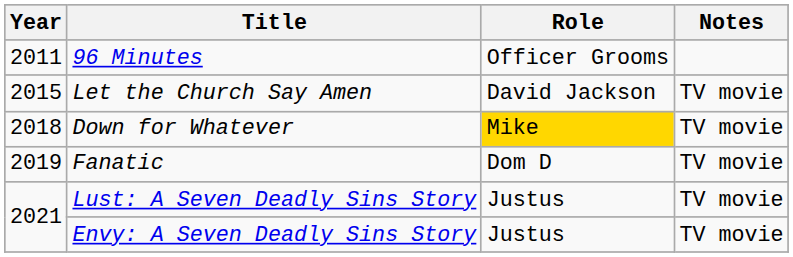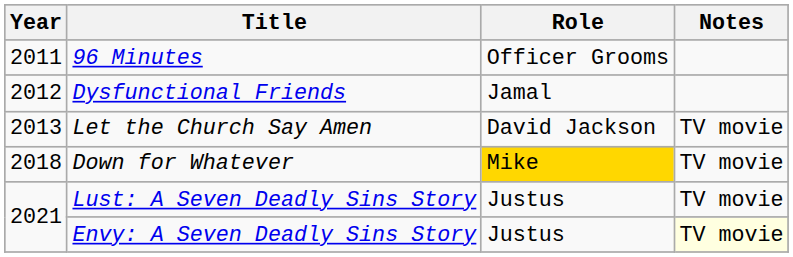+ row: (209, 93)
(36, 93) 2015 -> (36, 129) 2013
- row: (118, 164)
(732, 235) no background -> (732, 235) lightyellow background
